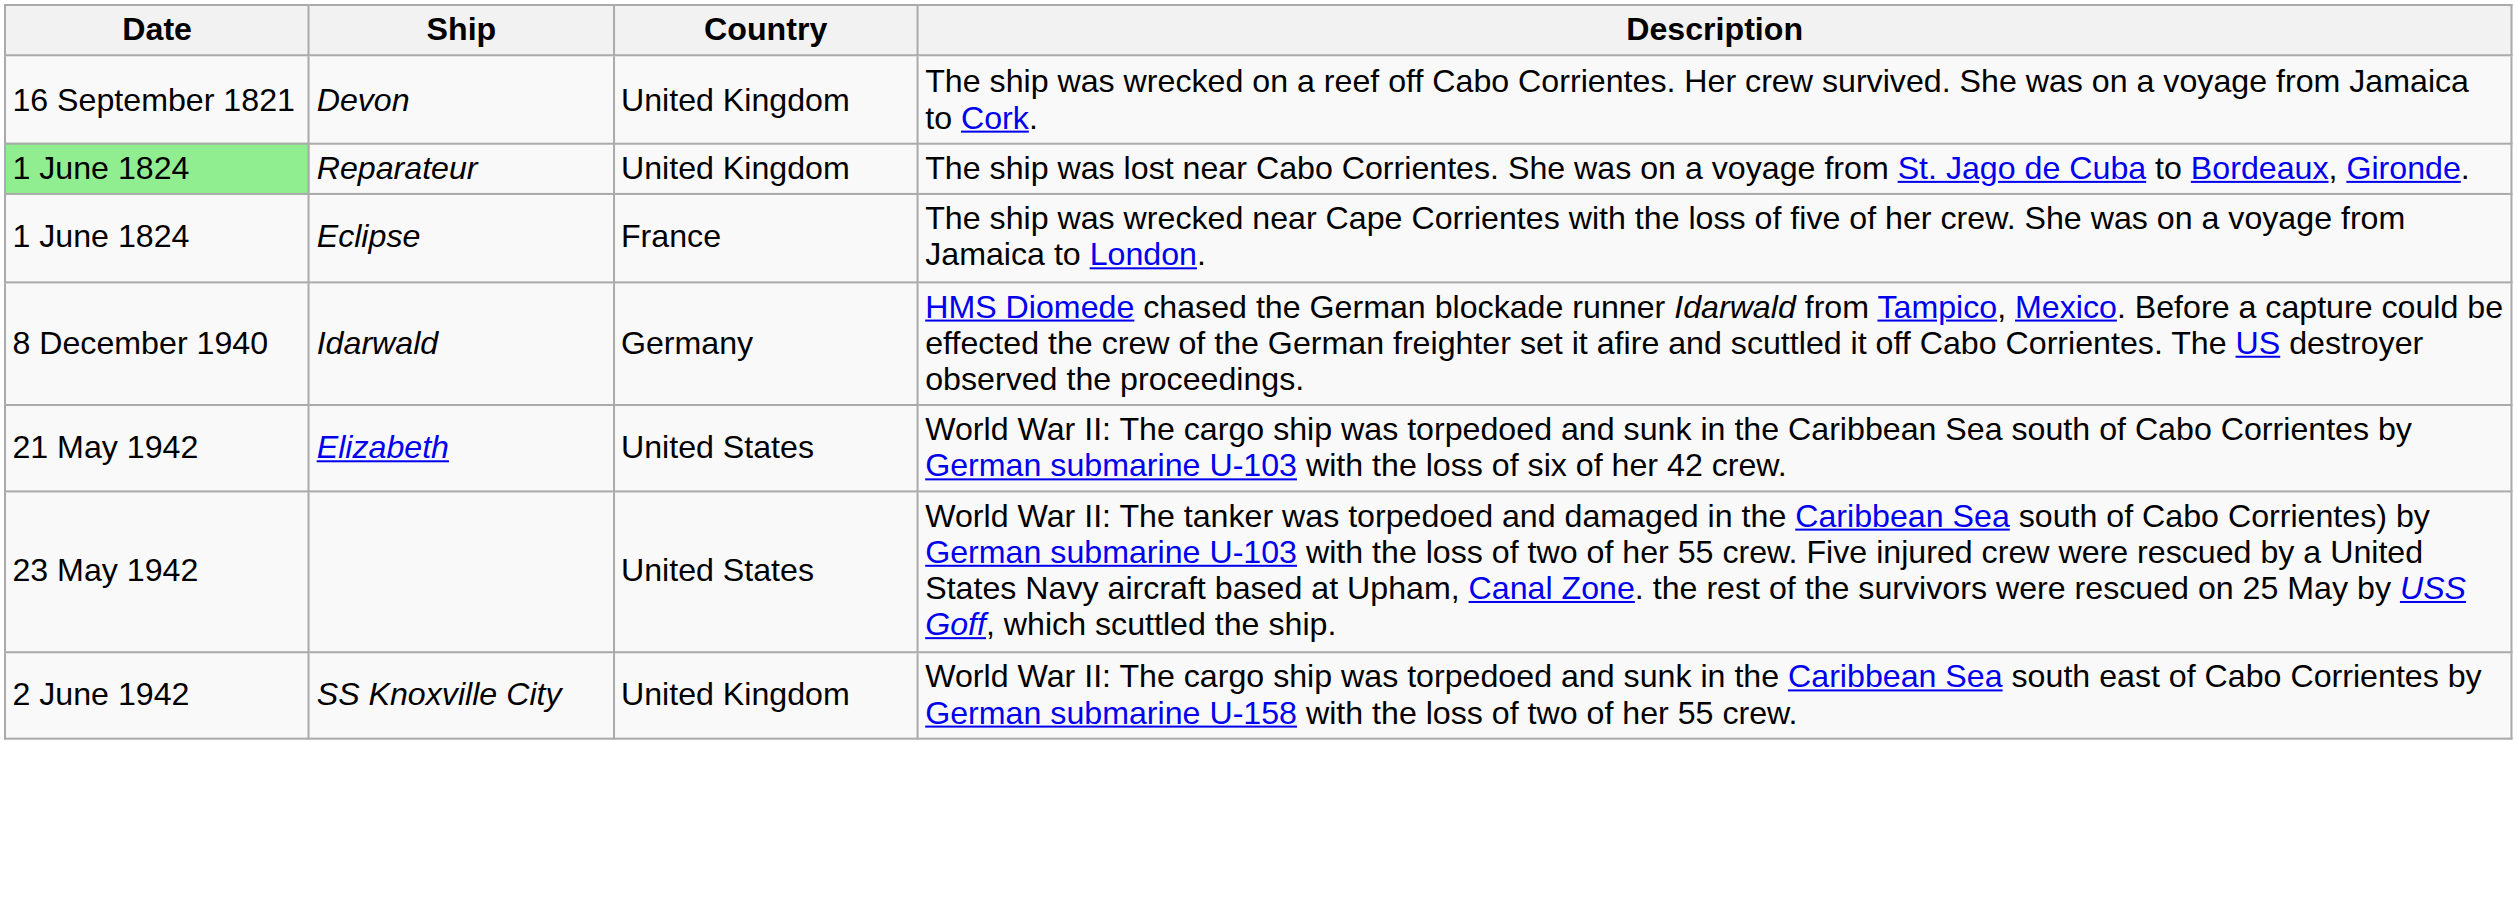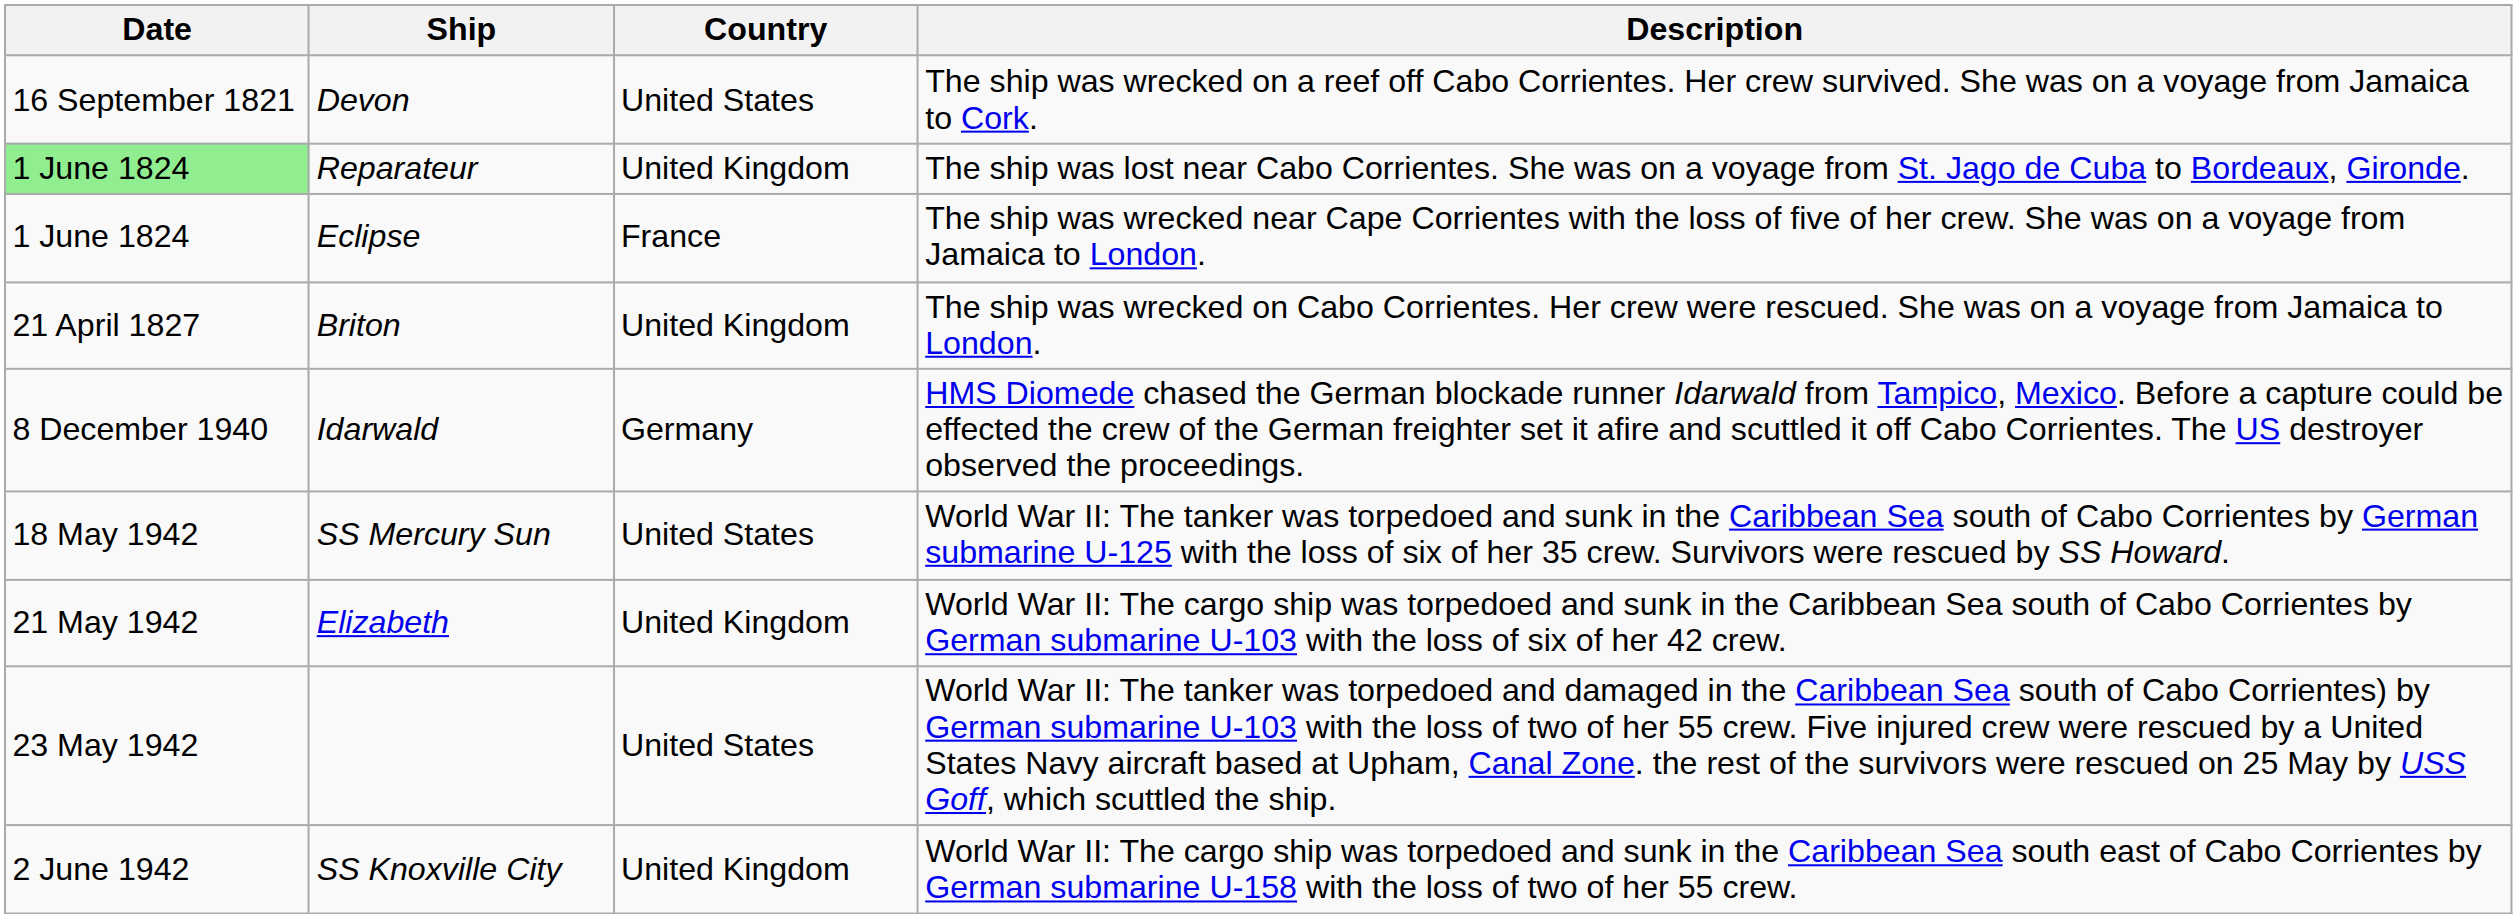(735, 99) United Kingdom -> (717, 99) United States
+ row: (359, 324)
+ row: (434, 535)
(717, 447) United States -> (735, 622) United Kingdom
